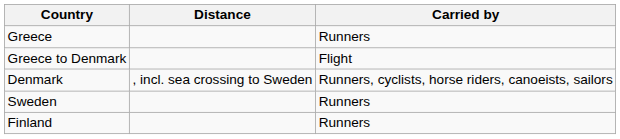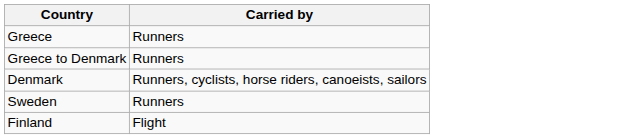- column: (222, 15)
(335, 58) Flight -> (158, 58) Runners
(344, 123) Runners -> (149, 123) Flight
